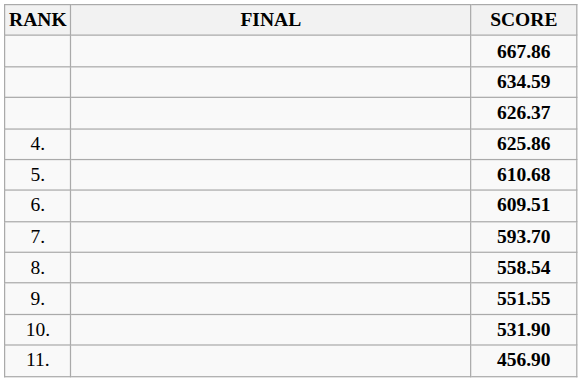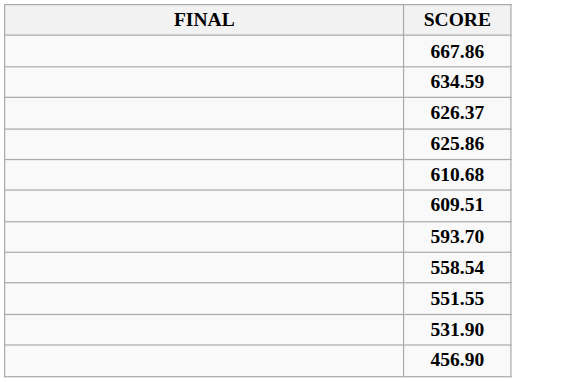- column: (38, 19)
